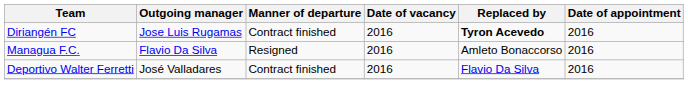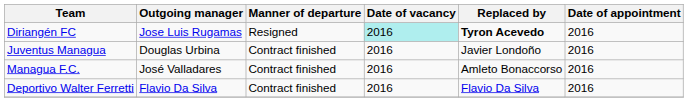(292, 32) Contract finished -> (273, 32) Resigned
(380, 32) no background -> (380, 32) paleturquoise background
+ row: (56, 50)
(178, 50) Flavio Da Silva -> (180, 69) José Valladares
(273, 50) Resigned -> (292, 69) Contract finished
(180, 69) José Valladares -> (178, 87) Flavio Da Silva
